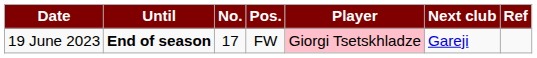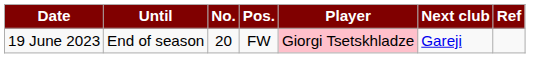(159, 40) bold -> (156, 40) normal
(230, 40) 17 -> (224, 40) 20
